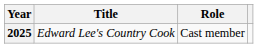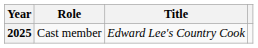columns swapped: (106, 14) <-> (213, 14)
